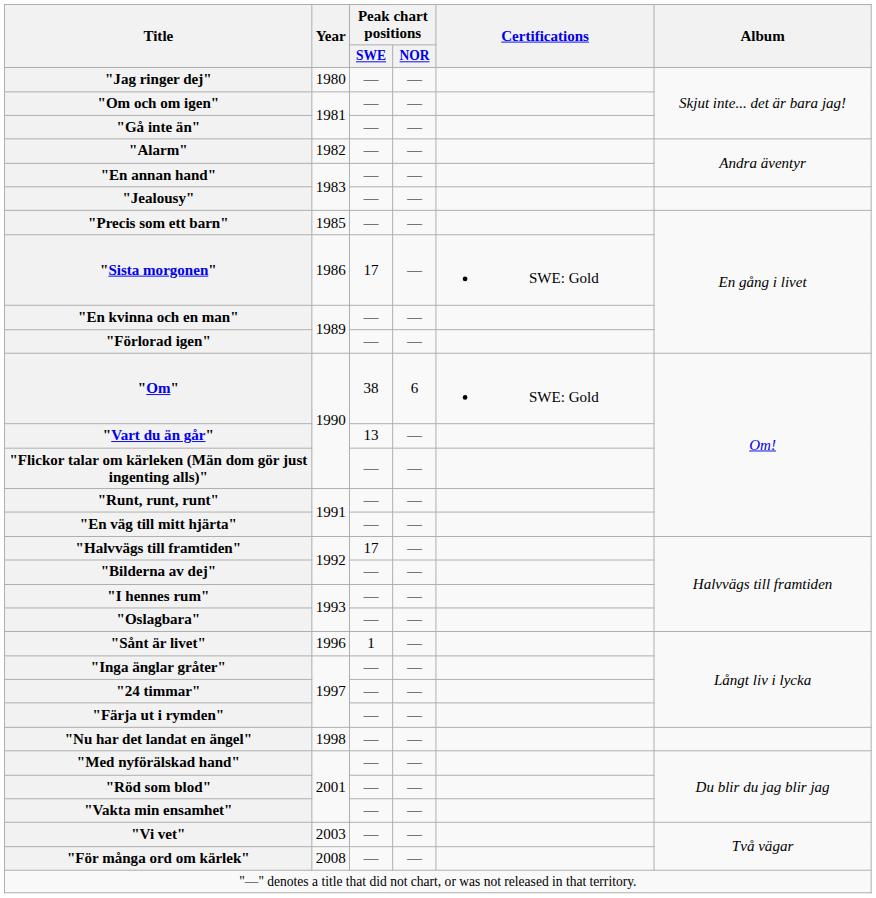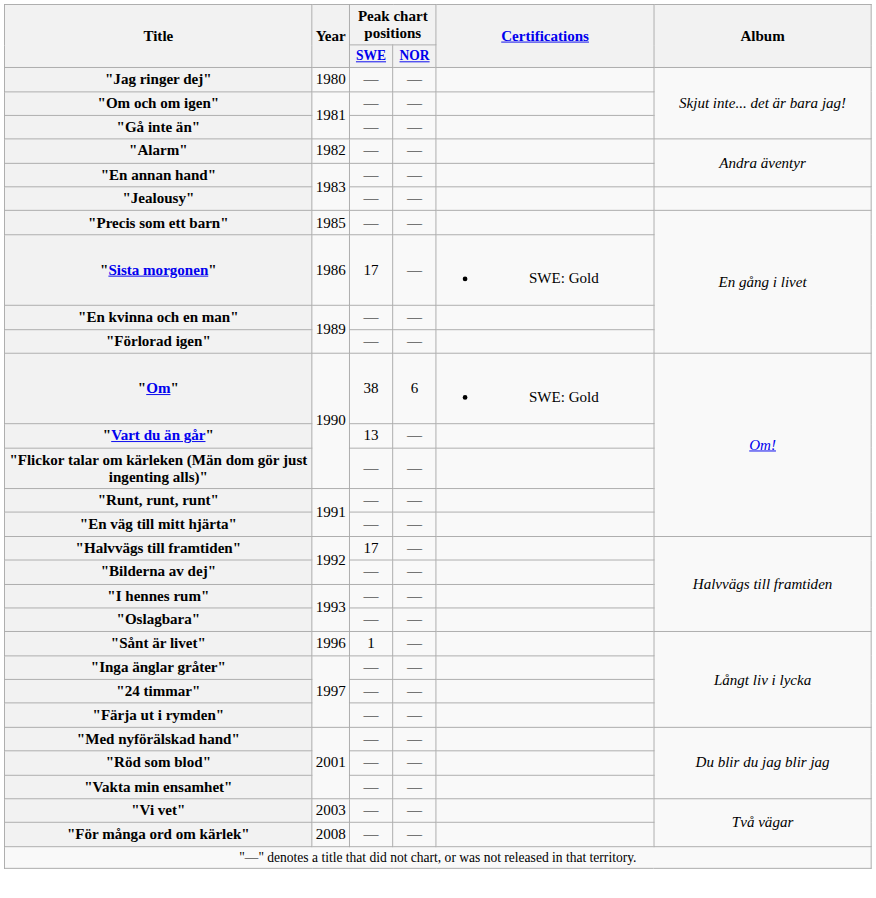- row: (158, 739)
